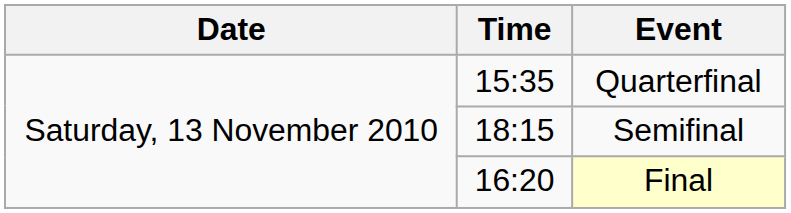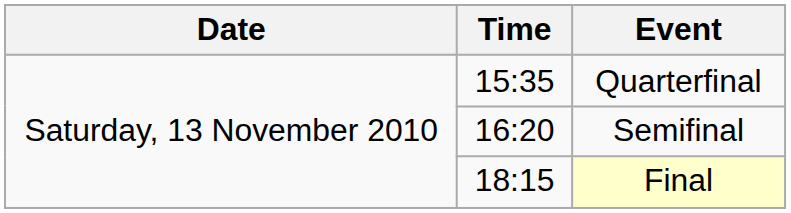(515, 130) 18:15 -> (515, 130) 16:20
(515, 181) 16:20 -> (515, 181) 18:15
